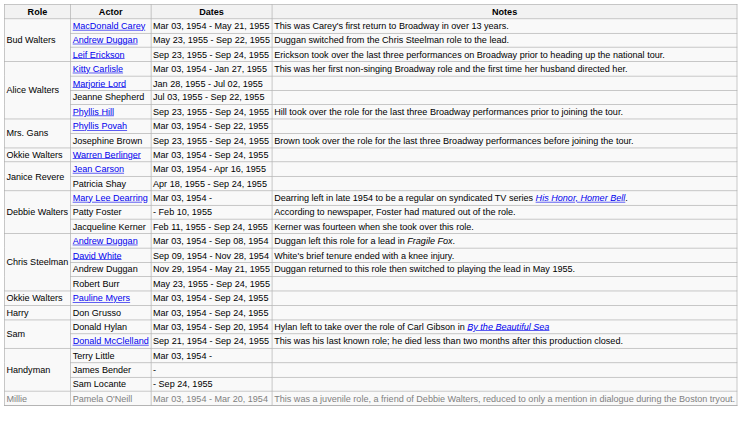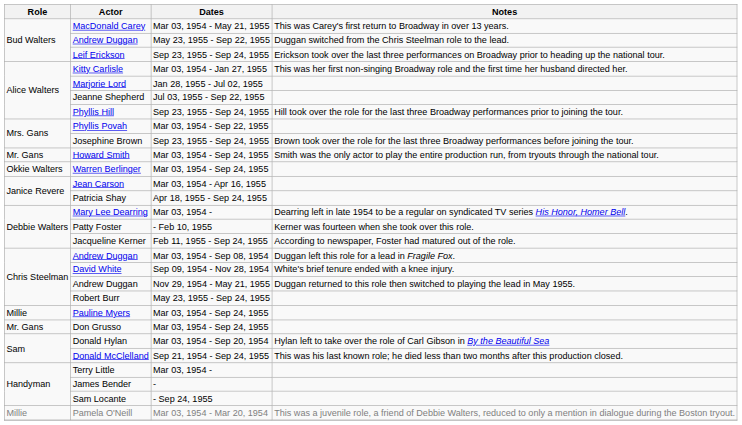+ row: (101, 155)
(395, 213) According to newspaper, Foster had matured out of the role. -> (374, 227) Kerner was fourteen when she took over this role.
(374, 227) Kerner was fourteen when she took over this role. -> (395, 241) According to newspaper, Foster had matured out of the role.
(34, 299) Okkie Walters -> (17, 313) Millie
(18, 313) Harry -> (25, 327) Mr. Gans
